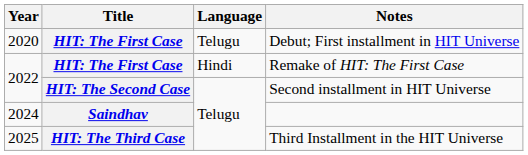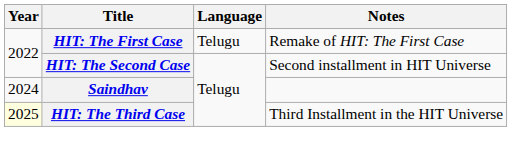- row: (394, 41)
(215, 65) Hindi -> (218, 41) Telugu
(23, 138) no background -> (23, 114) lightyellow background
